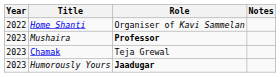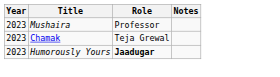- row: (58, 25)
(137, 38) bold -> (137, 25) normal
